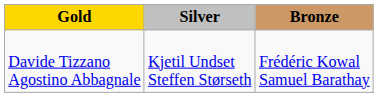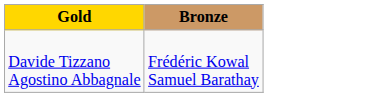- column: (200, 17)
